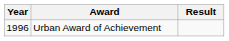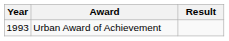(18, 28) 1996 -> (18, 28) 1993
